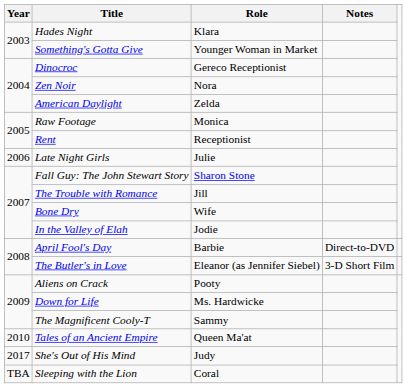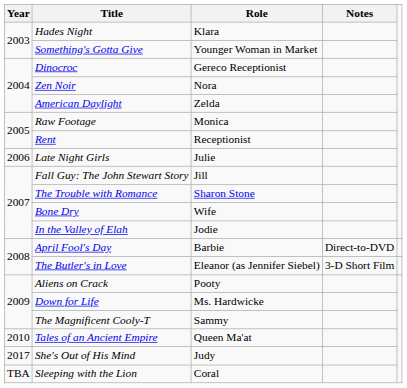(224, 175) Sharon Stone -> (201, 175) Jill
(201, 193) Jill -> (224, 193) Sharon Stone
